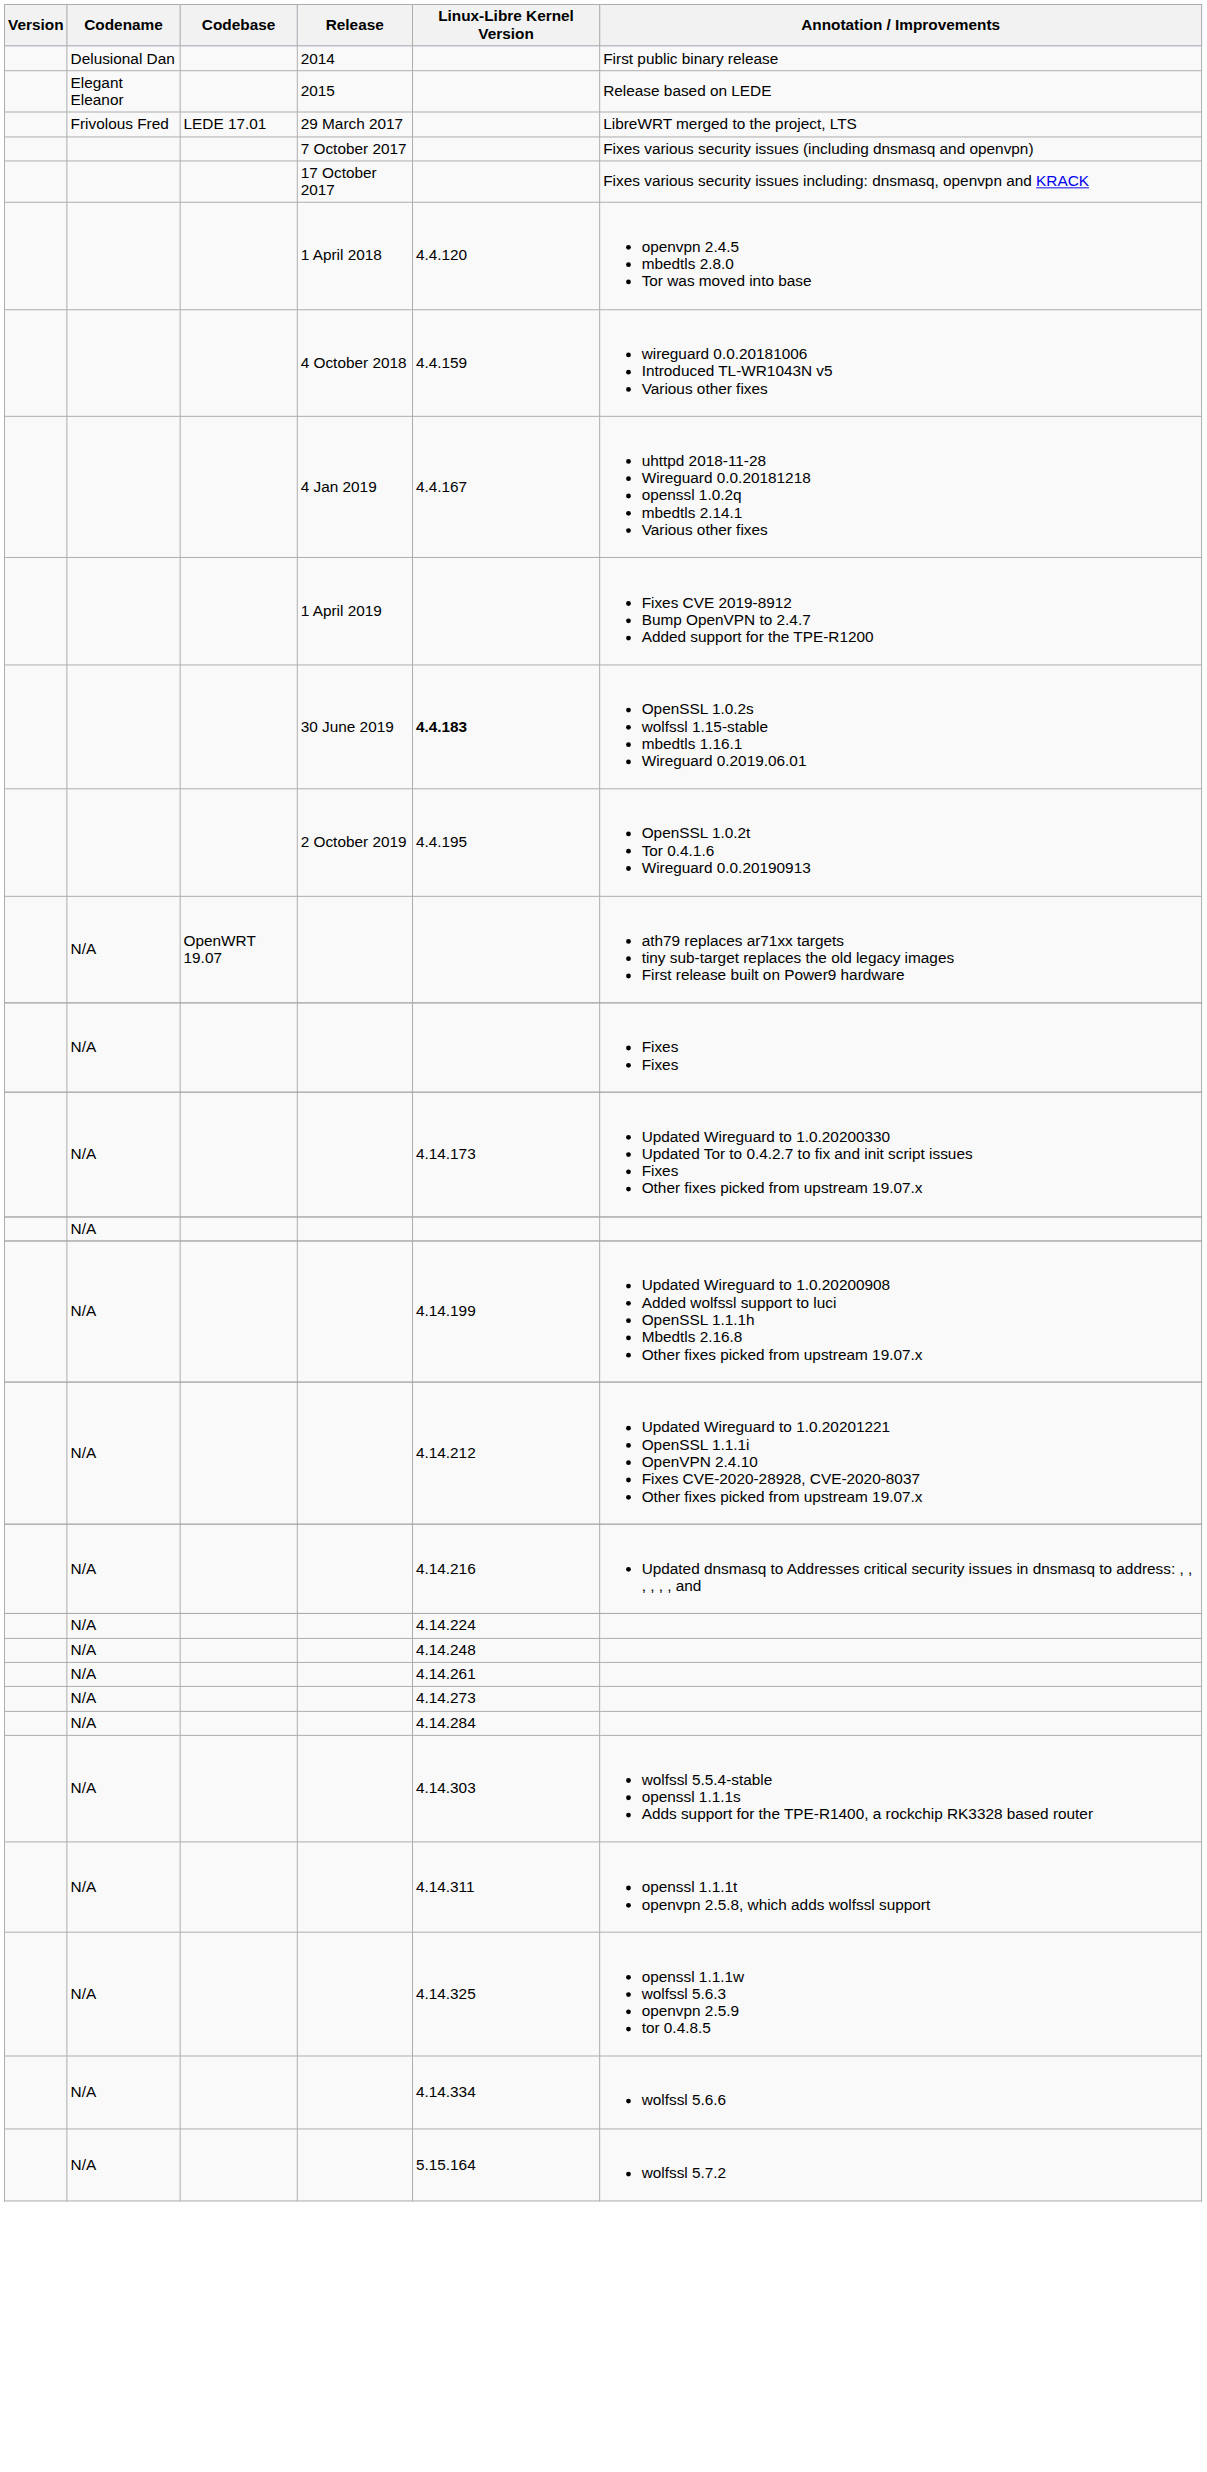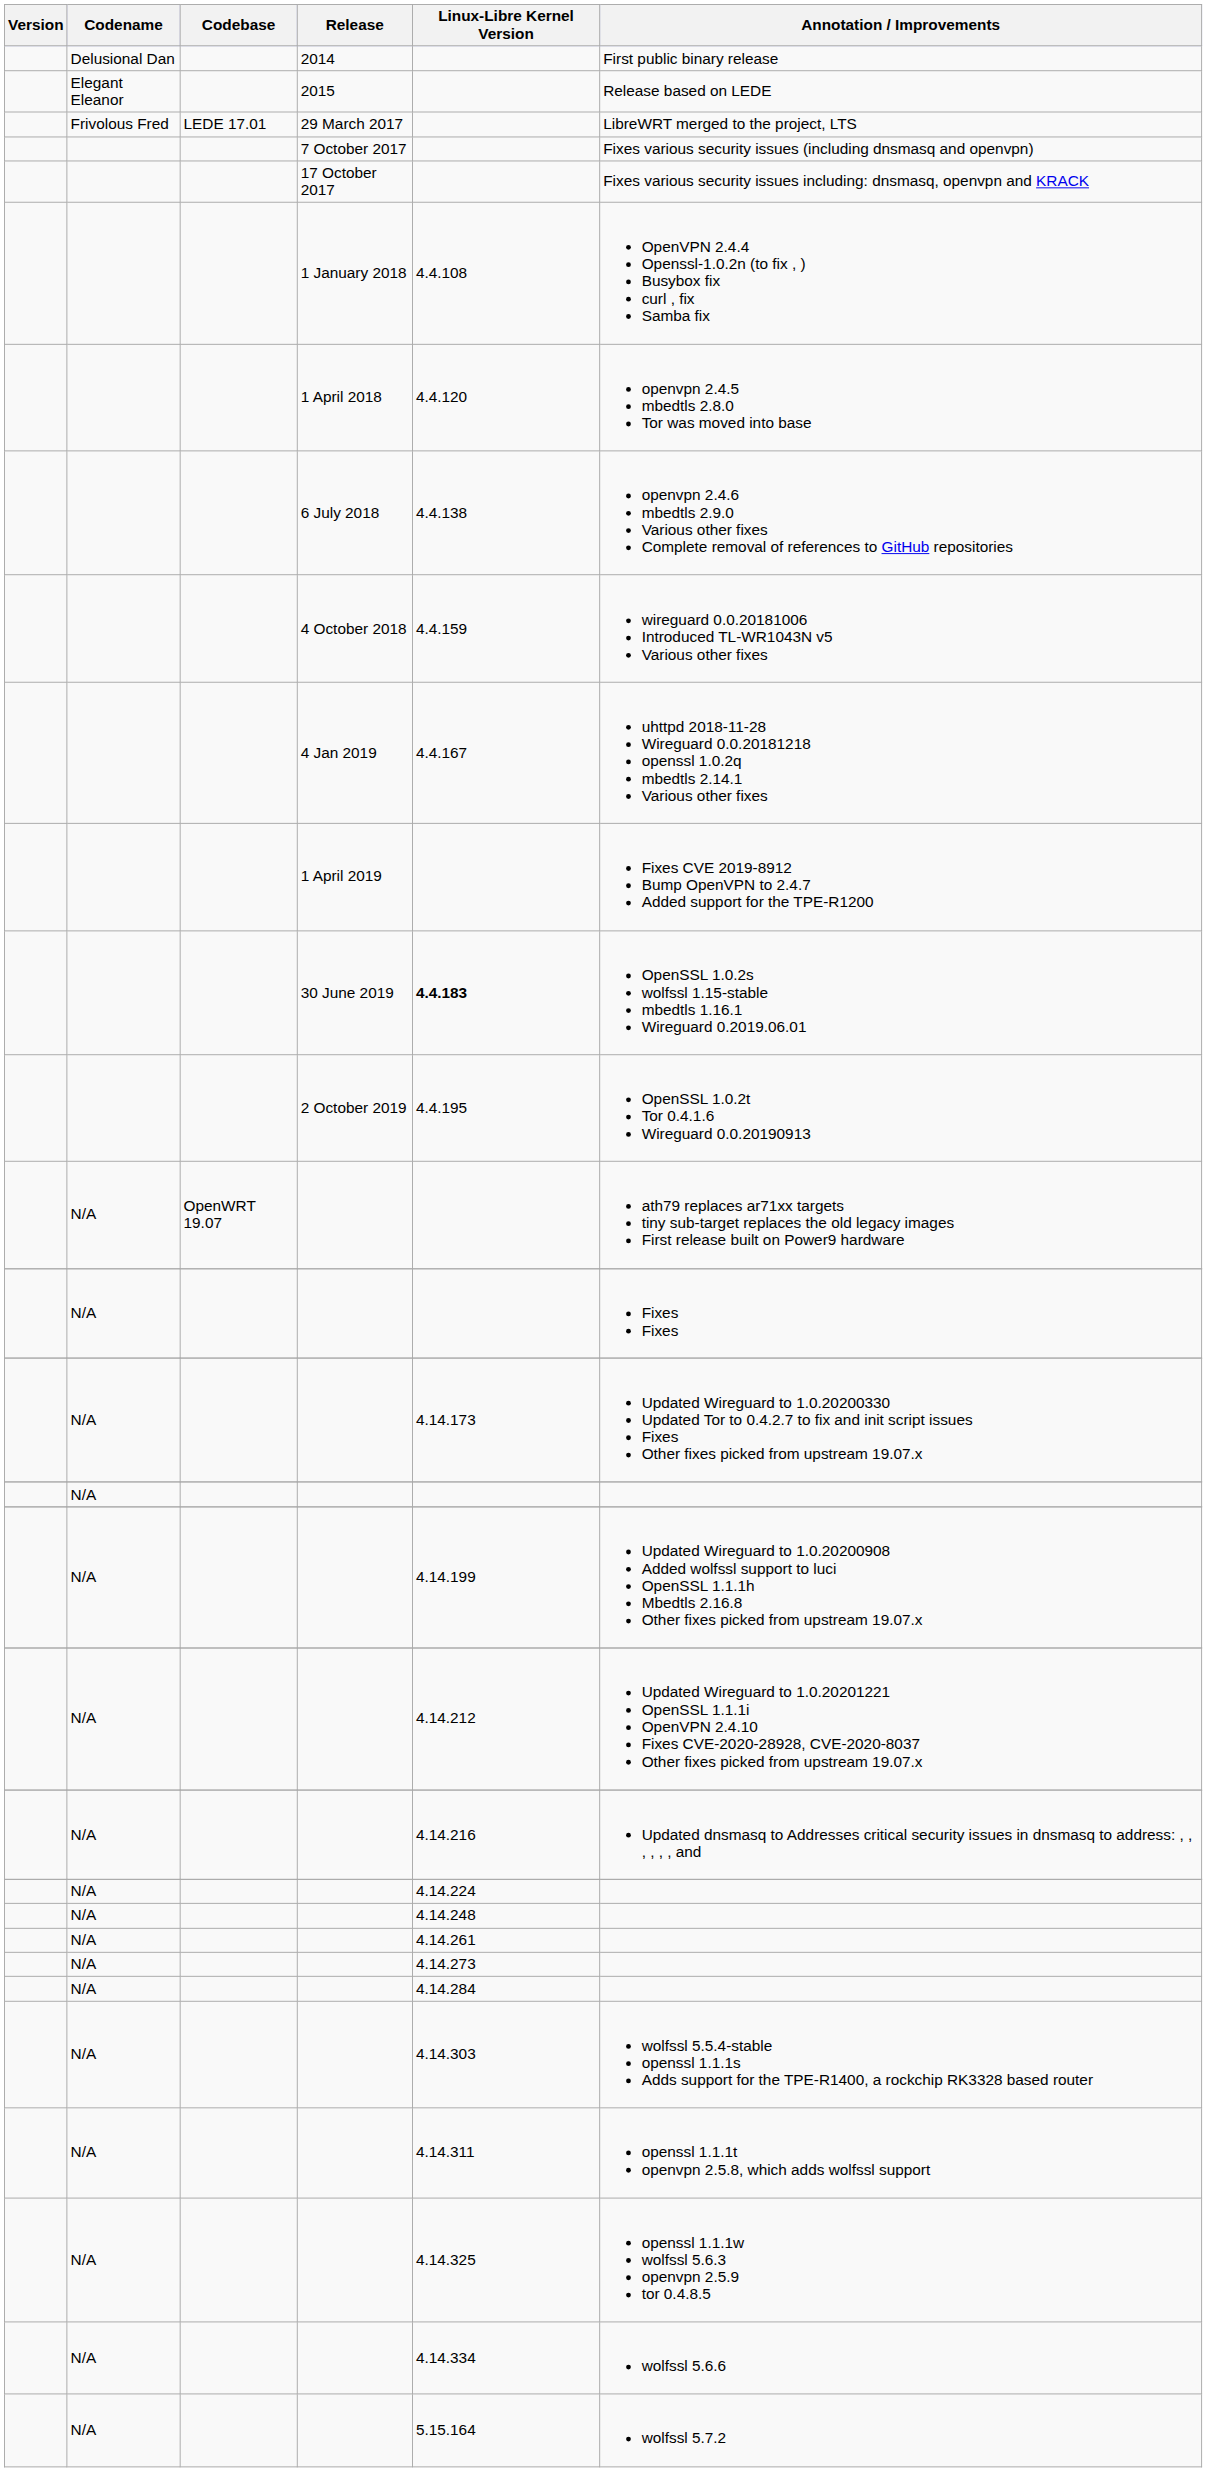+ row: (239, 273)
+ row: (239, 513)
